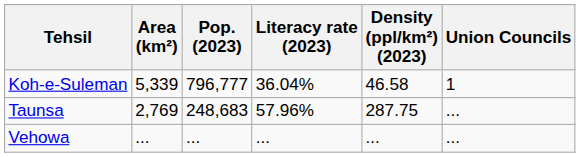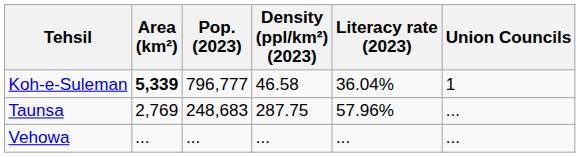columns swapped: (402, 37) <-> (307, 37)
(157, 83) normal -> (157, 83) bold
